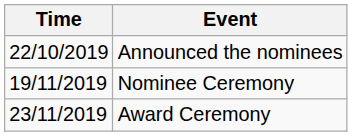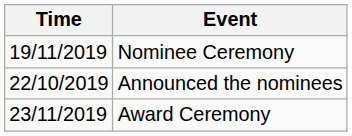rows swapped: (230, 51) <-> (206, 83)
